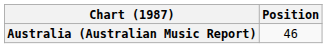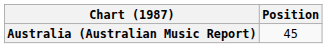(291, 33) 46 -> (291, 33) 45
